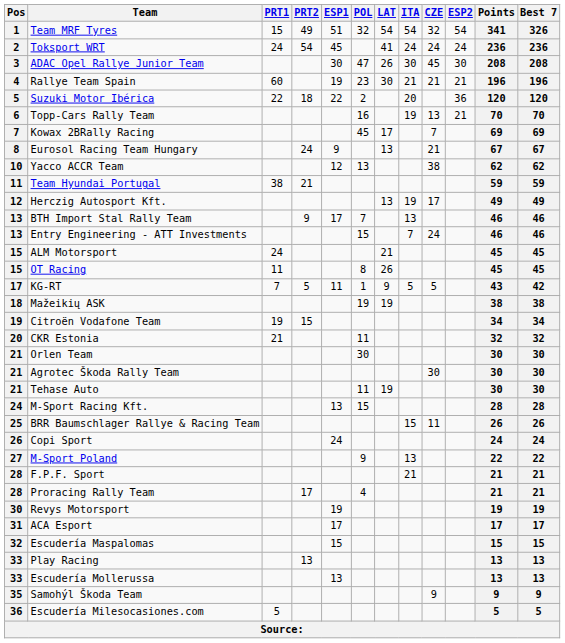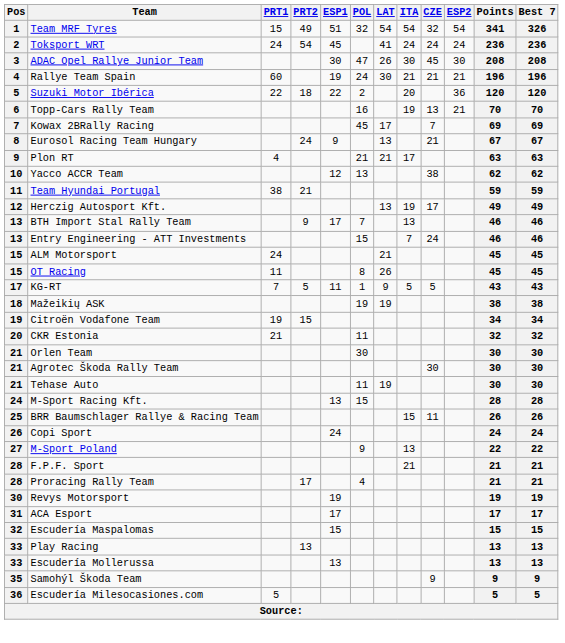(363, 82) 23 -> (362, 77) 24
+ row: (52, 158)
(539, 287) 42 -> (537, 288) 43
